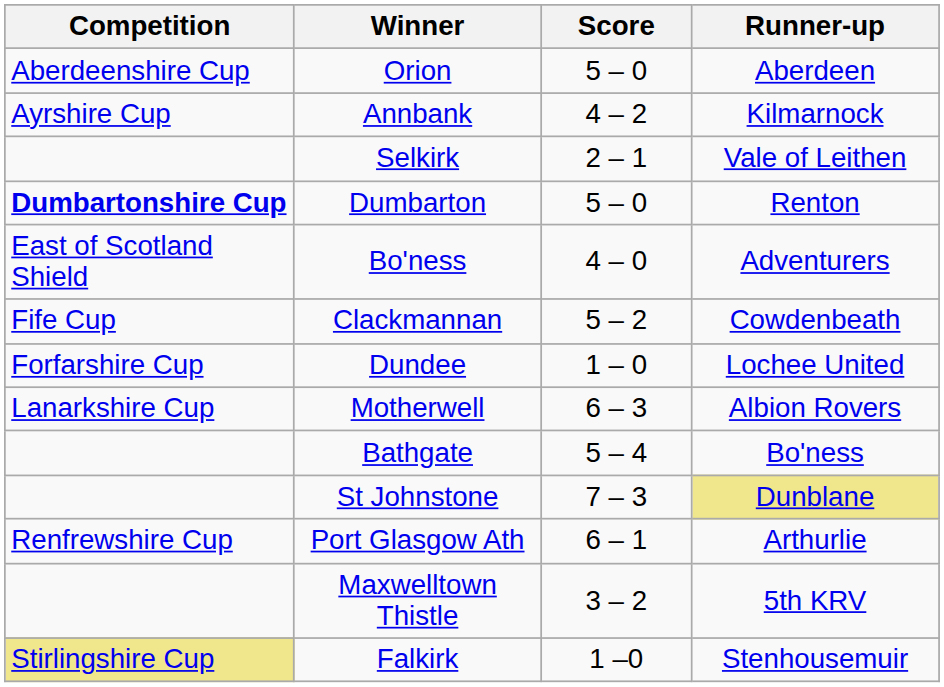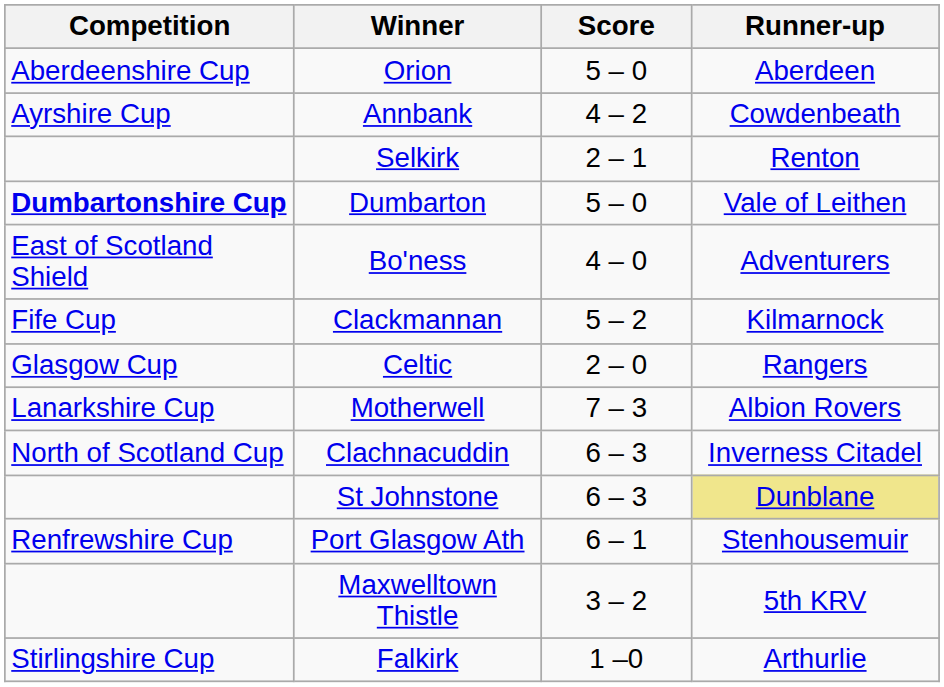(815, 114) Kilmarnock -> (815, 114) Cowdenbeath
(815, 158) Vale of Leithen -> (815, 158) Renton
(815, 202) Renton -> (815, 202) Vale of Leithen
(815, 320) Cowdenbeath -> (815, 320) Kilmarnock
- row: (418, 364)
+ row: (418, 364)
(616, 408) 6 – 3 -> (616, 408) 7 – 3
- row: (418, 452)
+ row: (418, 452)
(616, 496) 7 – 3 -> (616, 496) 6 – 3
(815, 540) Arthurlie -> (815, 540) Stenhousemuir
(113, 659) khaki background -> (113, 659) no background
(815, 659) Stenhousemuir -> (815, 659) Arthurlie
